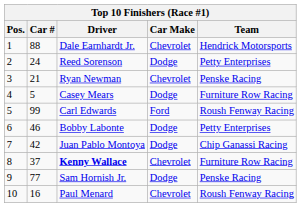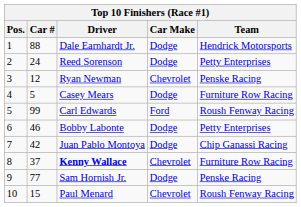(170, 45) Chevrolet -> (164, 45) Dodge
(35, 78) 21 -> (35, 78) 12
(35, 194) 16 -> (35, 194) 15
